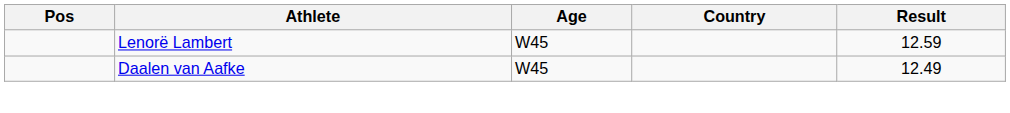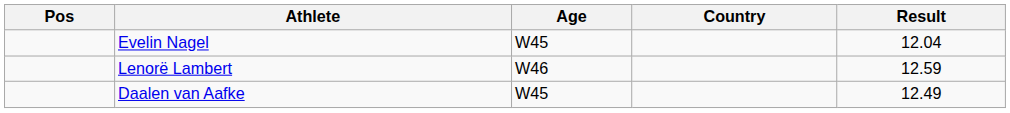+ row: (163, 42)
(532, 42) W45 -> (532, 68) W46
